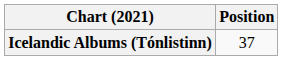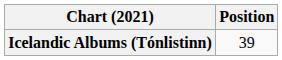(247, 42) 37 -> (247, 42) 39
